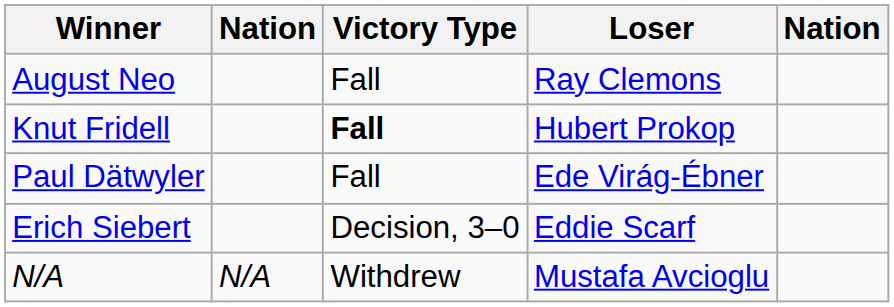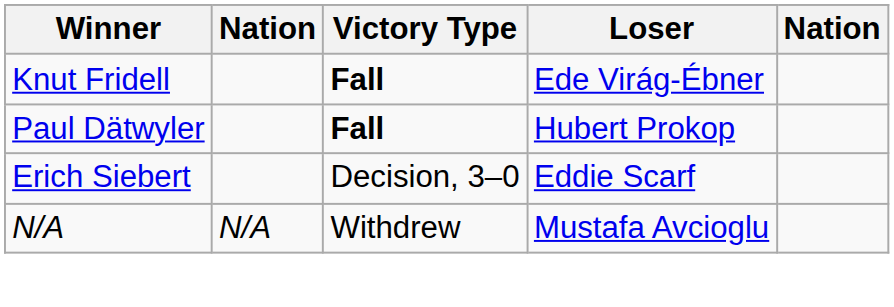- row: (94, 78)
(635, 128) Hubert Prokop -> (649, 78) Ede Virág-Ébner
(356, 177) normal -> (357, 128) bold
(649, 177) Ede Virág-Ébner -> (635, 128) Hubert Prokop
